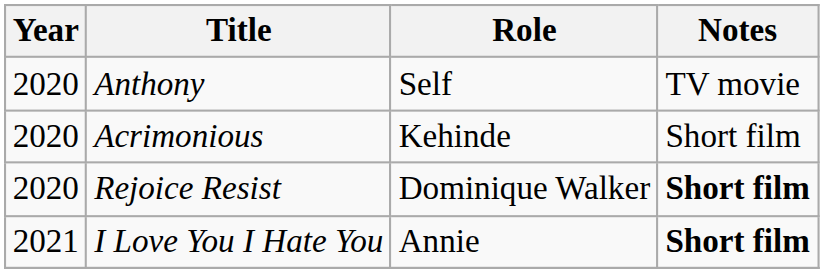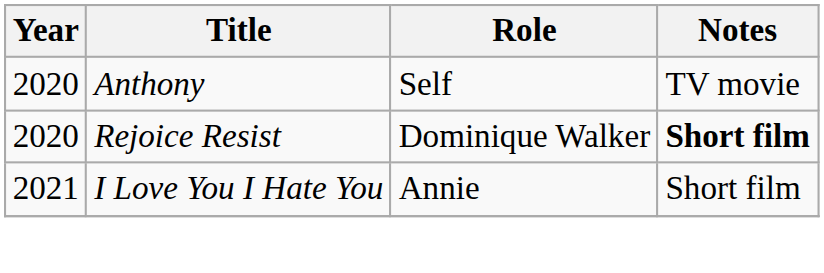- row: (179, 135)
(738, 240) bold -> (733, 188) normal
